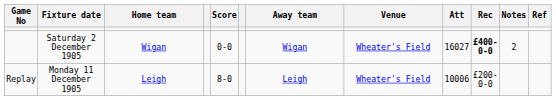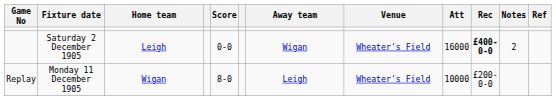(154, 47) Wigan -> (154, 47) Leigh
(457, 47) 16027 -> (457, 47) 16000
(154, 79) Leigh -> (154, 79) Wigan
(457, 79) 10006 -> (457, 79) 10000
